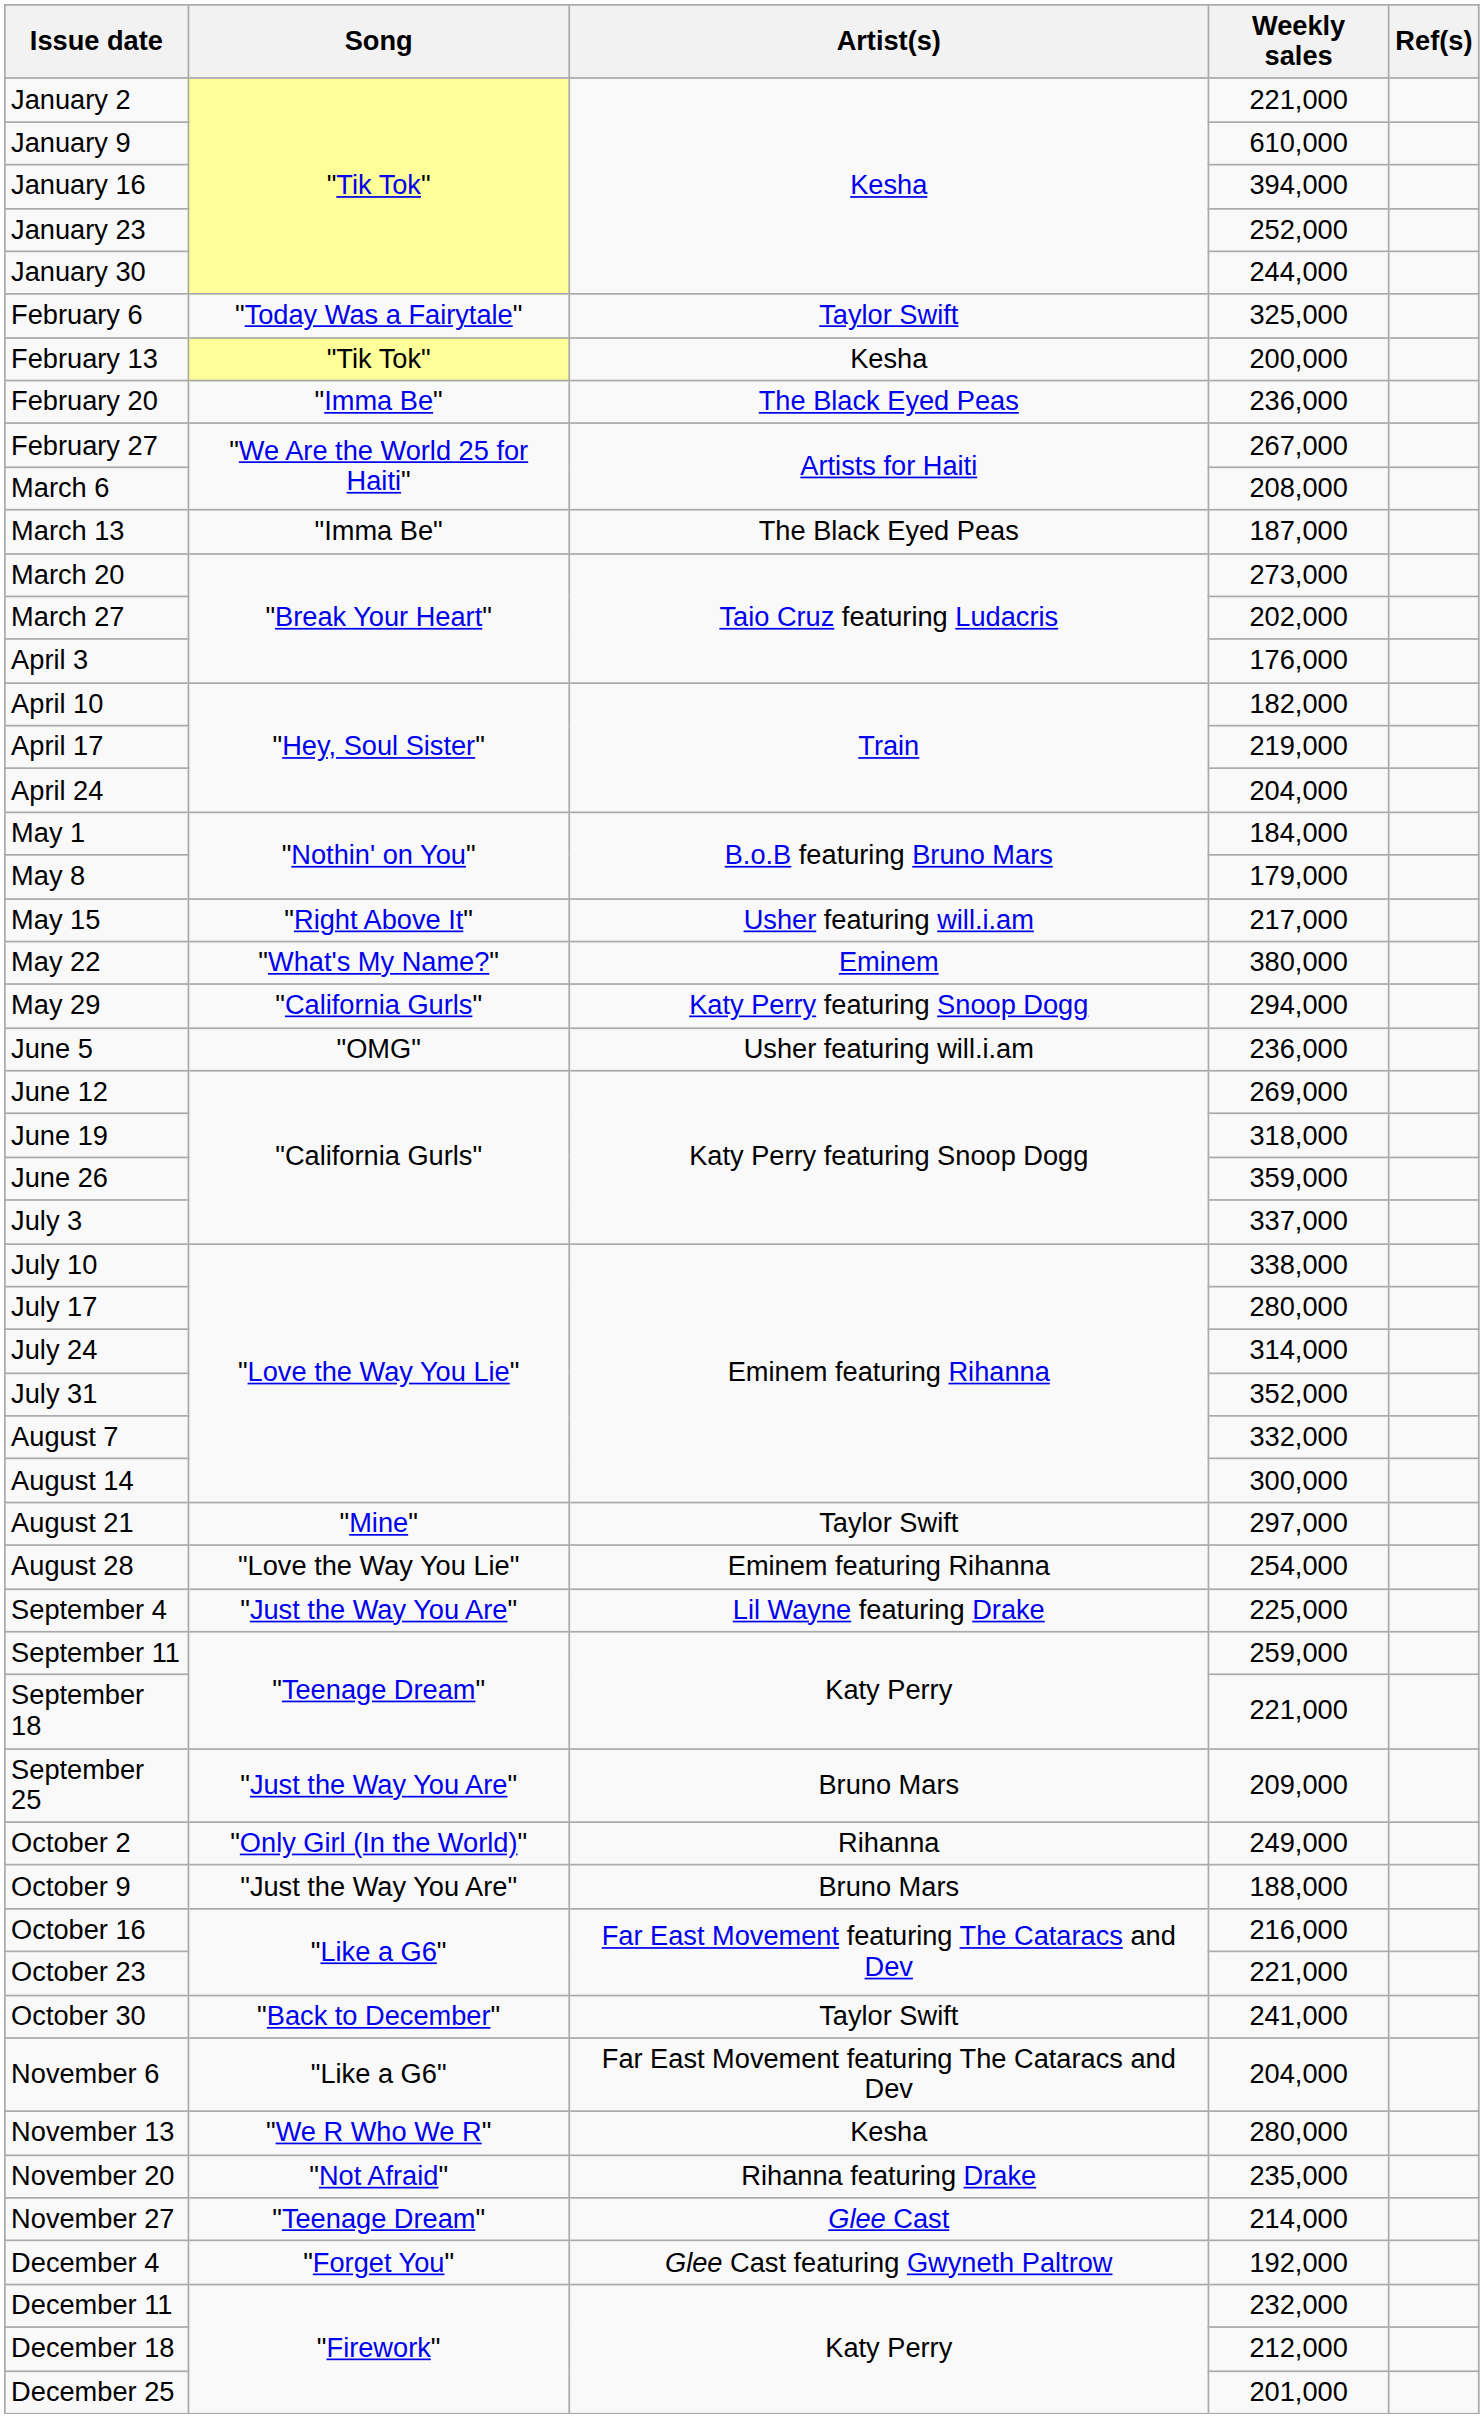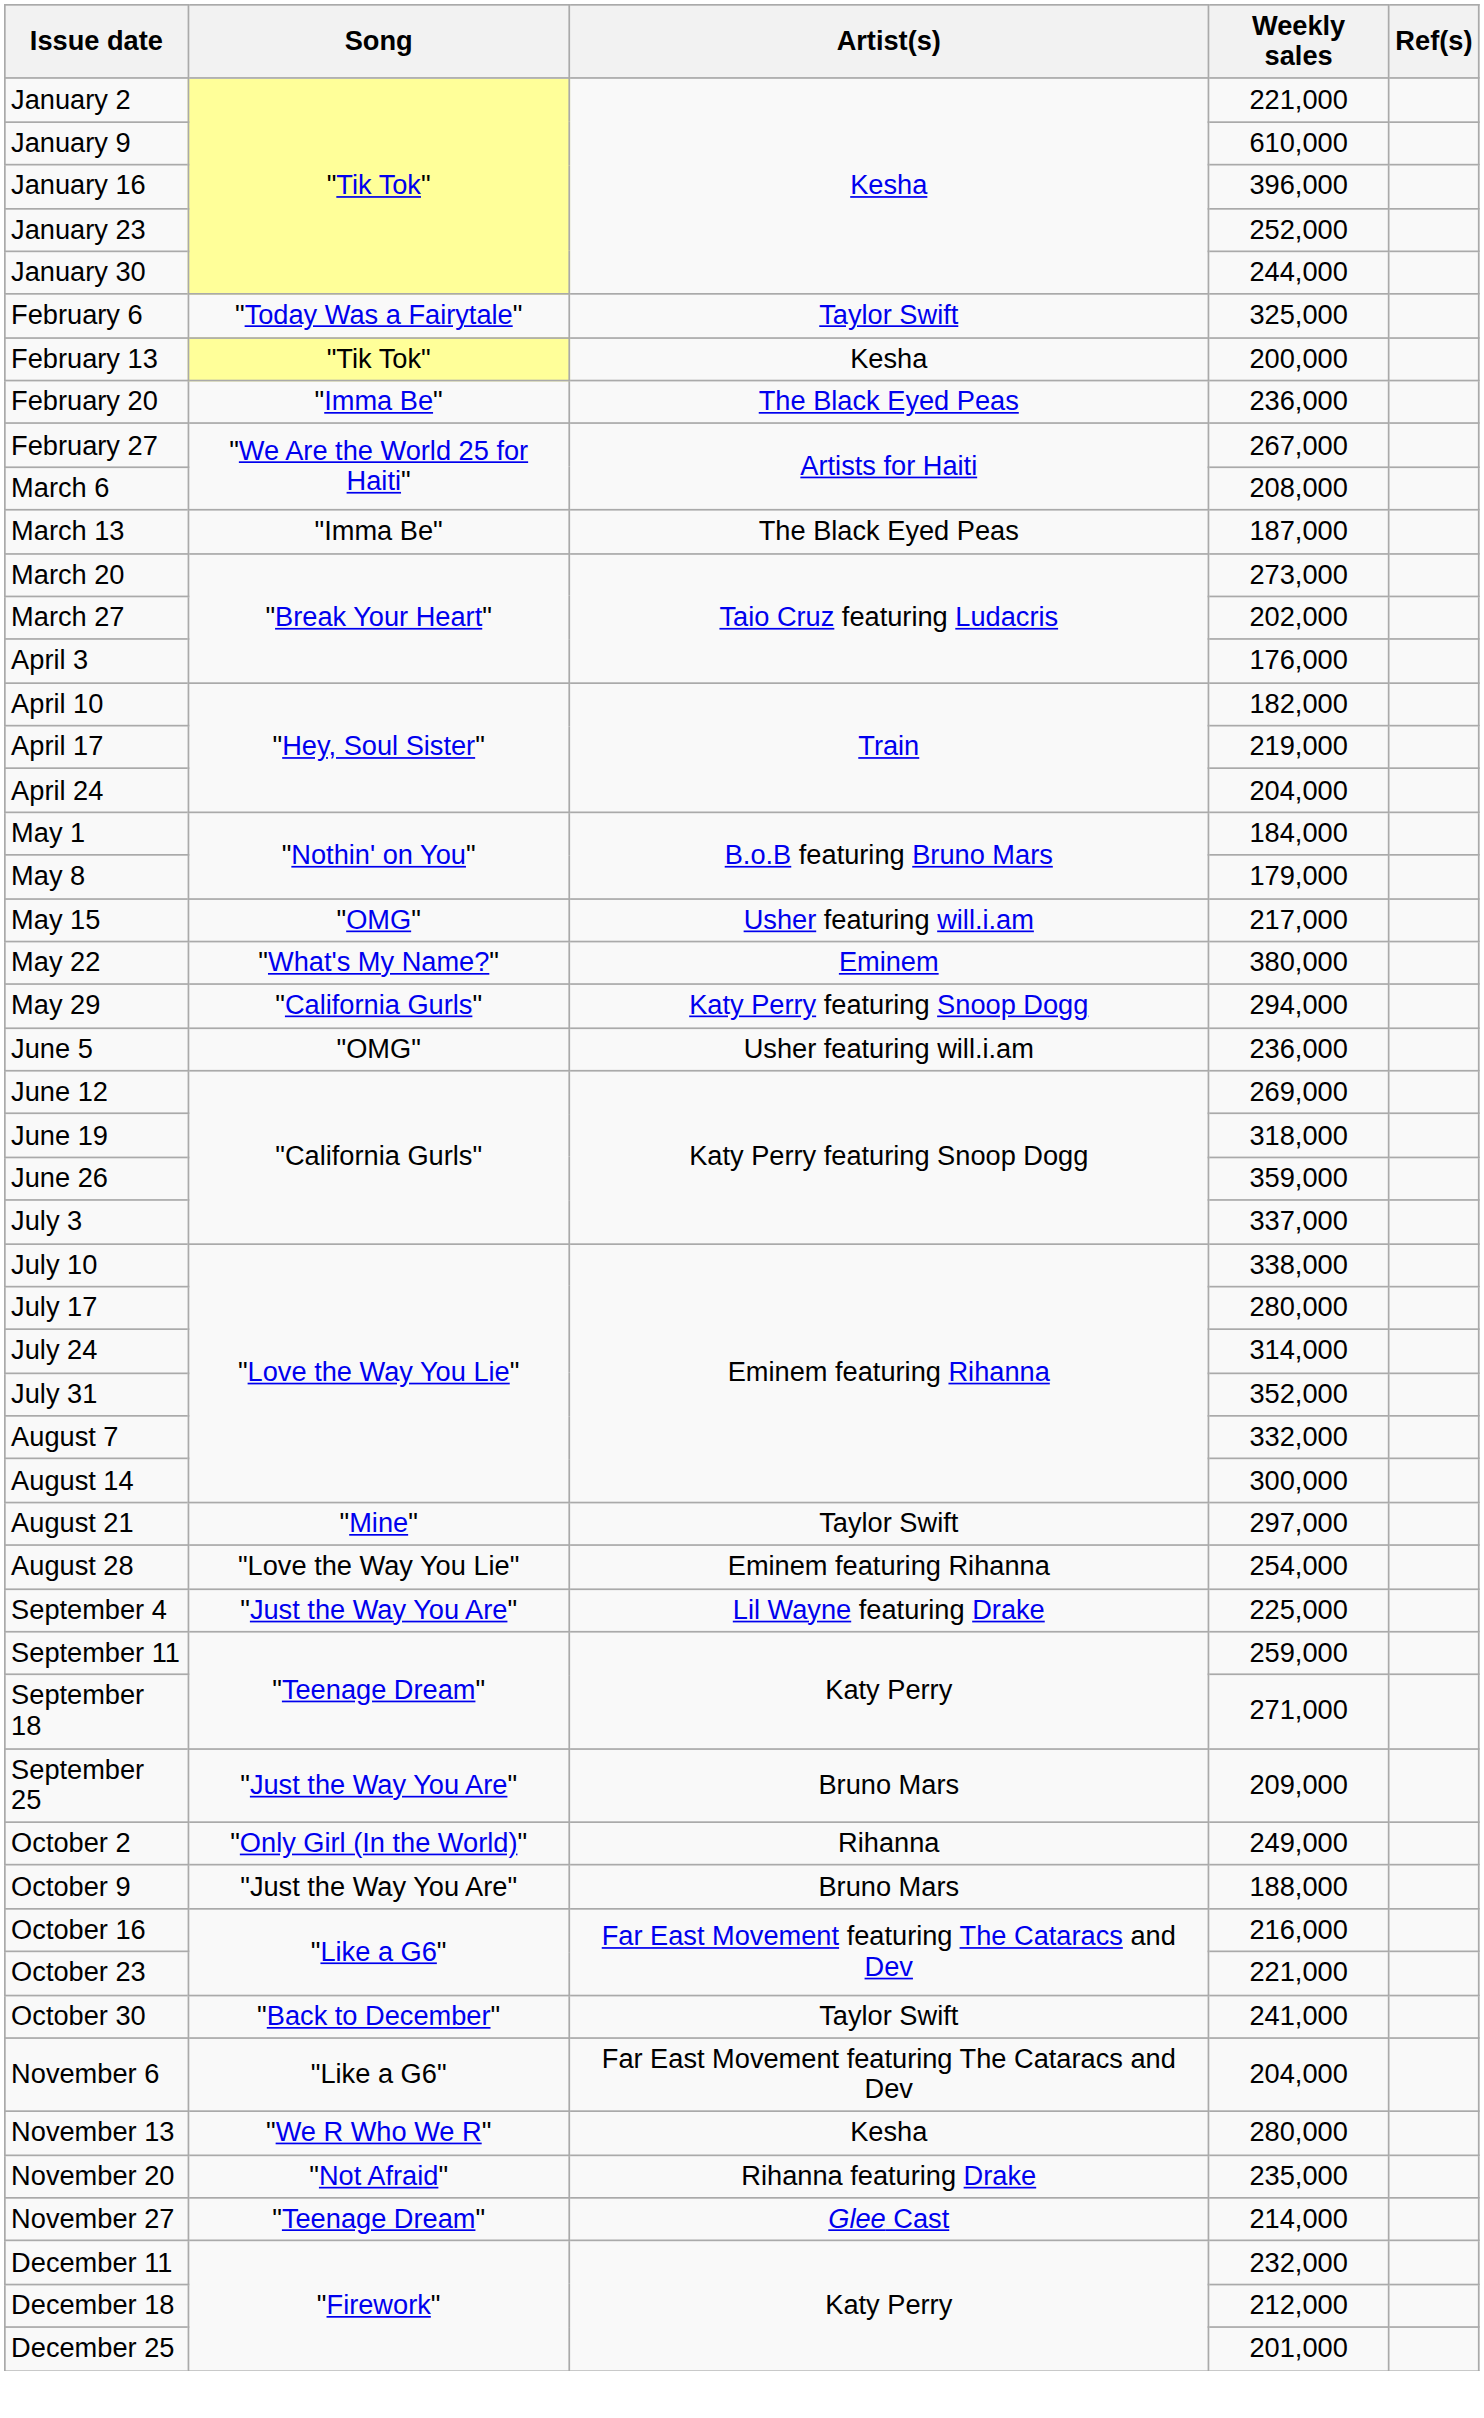(1299, 186) 394,000 -> (1299, 186) 396,000
(379, 919) "Right Above It" -> (379, 919) "OMG"
(1299, 1711) 221,000 -> (1299, 1711) 271,000
- row: (85, 2262)
